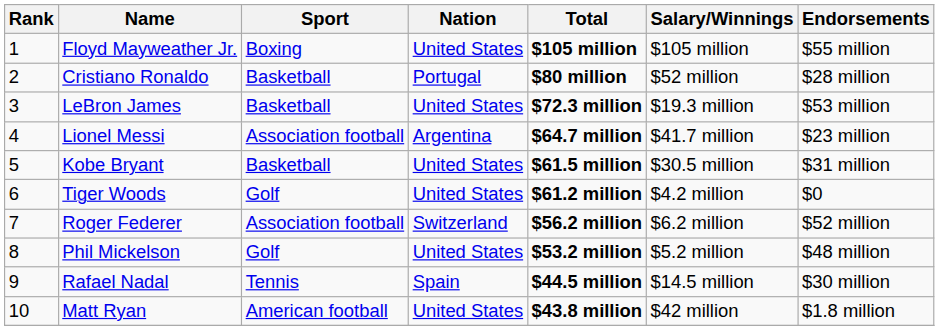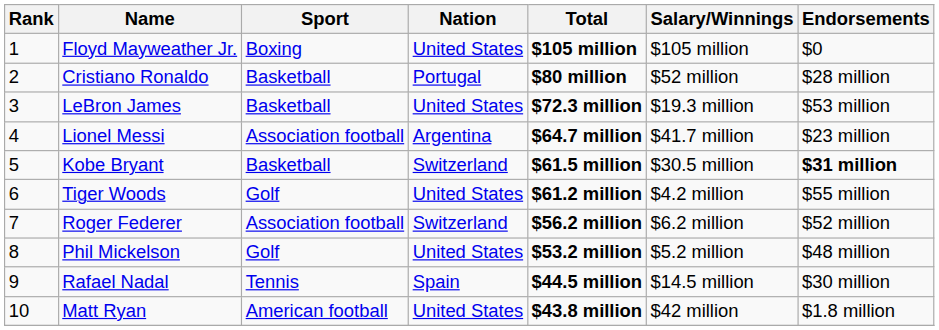(846, 48) $55 million -> (812, 48) $0
(468, 164) United States -> (460, 164) Switzerland
(846, 164) normal -> (850, 164) bold
(812, 194) $0 -> (846, 194) $55 million
